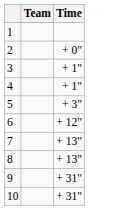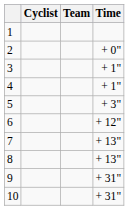+ column: (41, 13)
